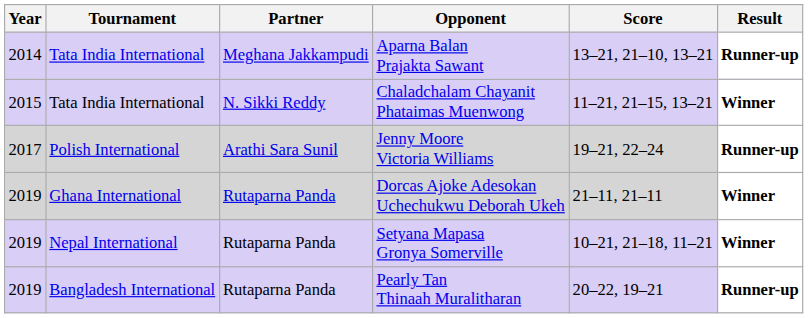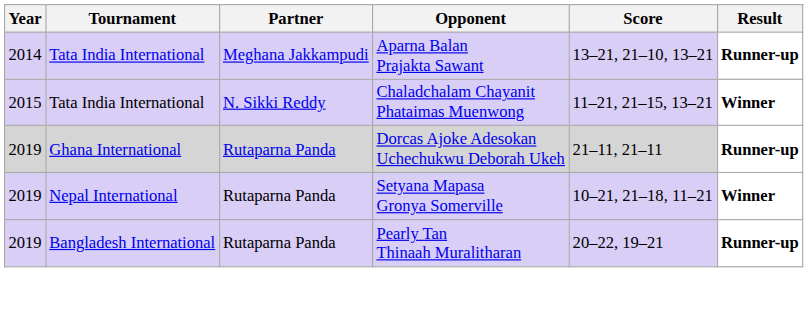- row: (435, 149)
(748, 196) Winner -> (760, 149) Runner-up
